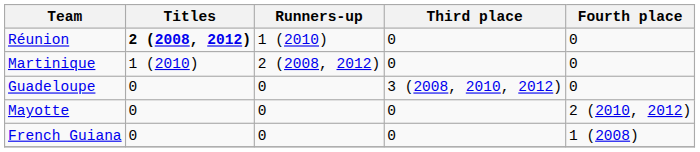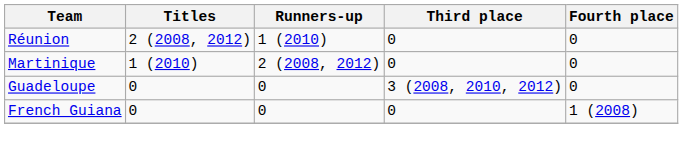(190, 40) bold -> (190, 40) normal
- row: (39, 111)
